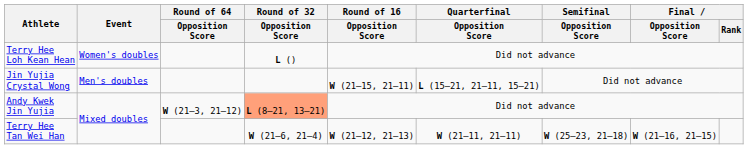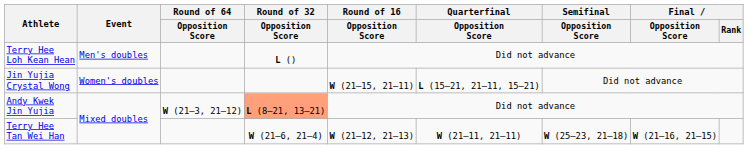(119, 55) Women's doubles -> (114, 55) Men's doubles
(114, 80) Men's doubles -> (119, 80) Women's doubles
